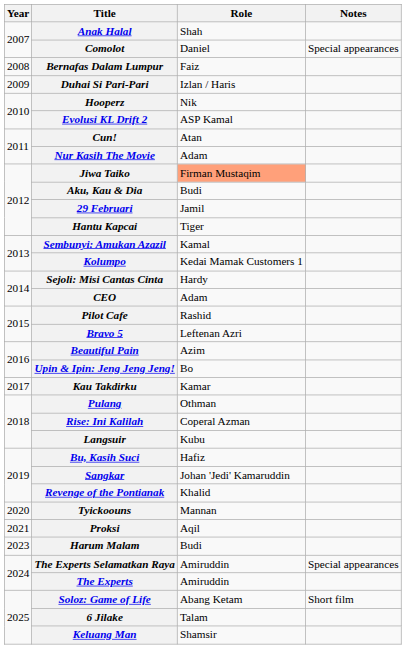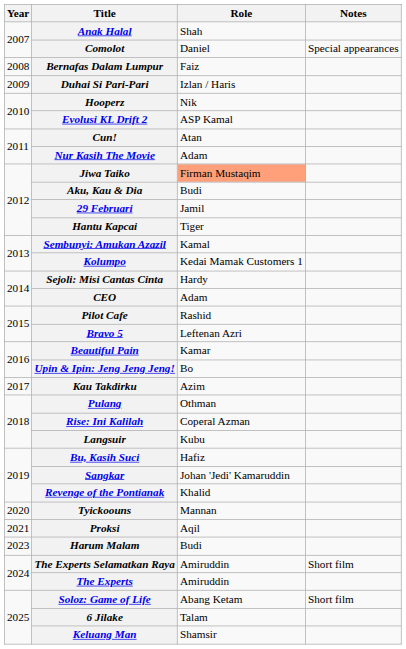(192, 350) Azim -> (195, 350) Kamar
(195, 386) Kamar -> (192, 386) Azim
(353, 564) Special appearances -> (331, 564) Short film
